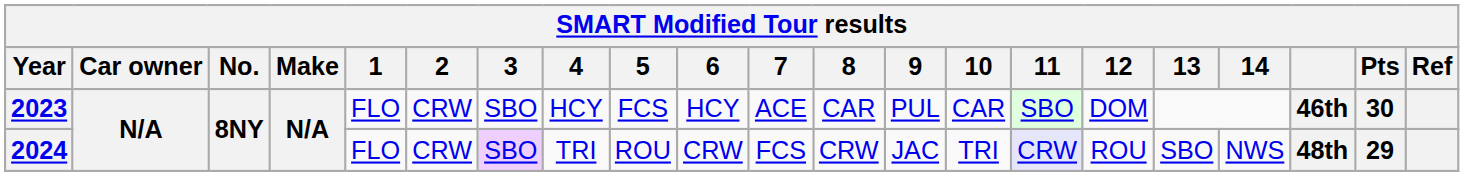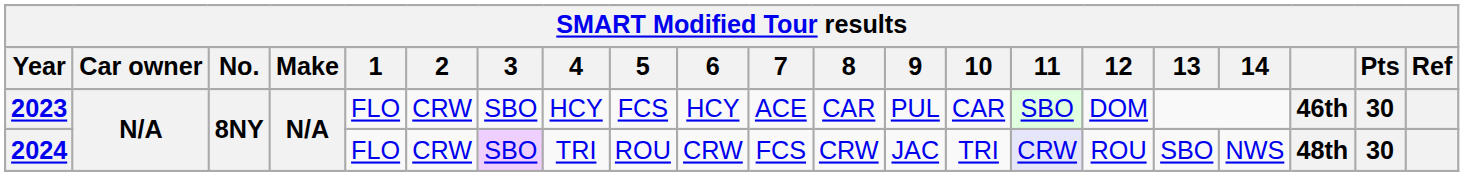(1380, 150) 29 -> (1380, 150) 30
